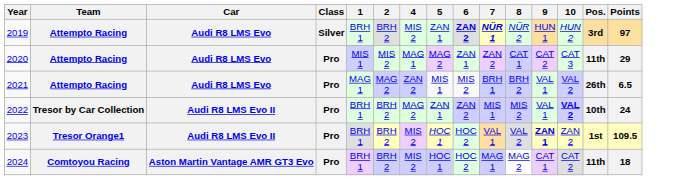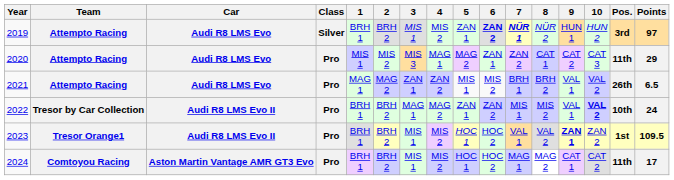+ column: (413, 12)
(625, 161) 18 -> (652, 161) 17
